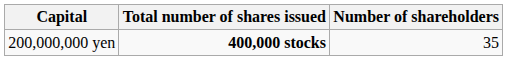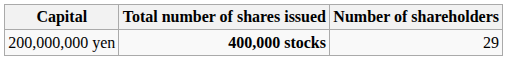(491, 42) 35 -> (491, 42) 29
